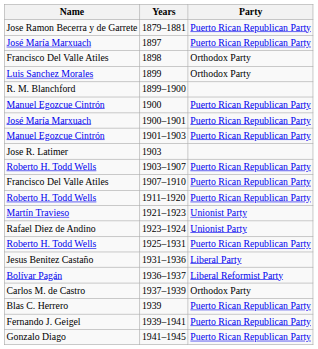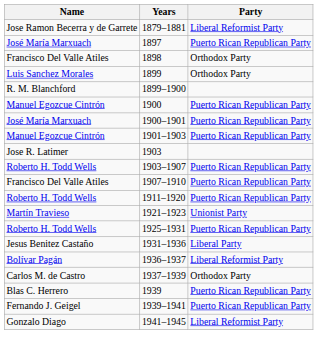(251, 27) Puerto Rican Republican Party -> (237, 27) Liberal Reformist Party
- row: (164, 228)
(251, 337) Puerto Rican Republican Party -> (237, 321) Liberal Reformist Party
